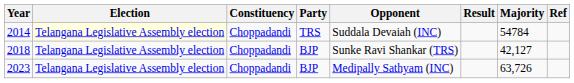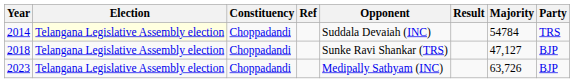columns swapped: (313, 13) <-> (558, 13)
(516, 50) 42,127 -> (506, 50) 47,127
